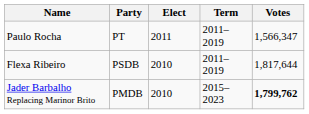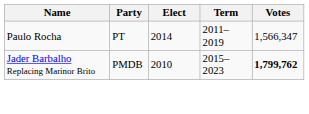(161, 36) 2011 -> (161, 36) 2014
- row: (36, 65)
